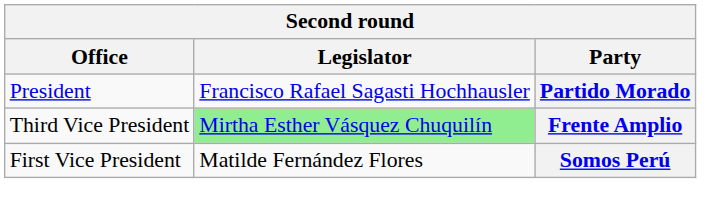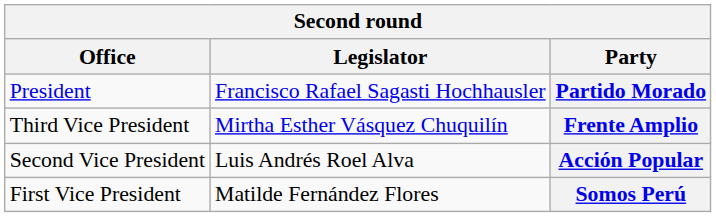(346, 125) lightgreen background -> (361, 125) no background
+ row: (631, 159)
